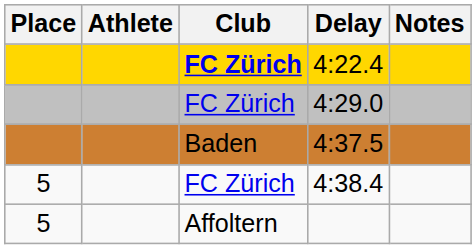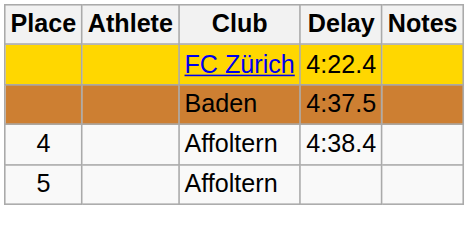(243, 64) bold -> (240, 64) normal
- row: (348, 104)
(43, 183) 5 -> (43, 143) 4
(240, 183) FC Zürich -> (231, 143) Affoltern
